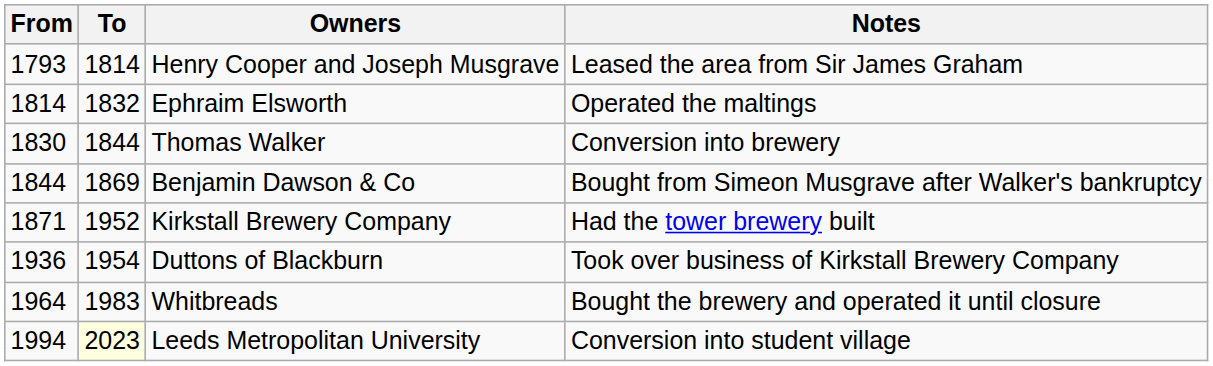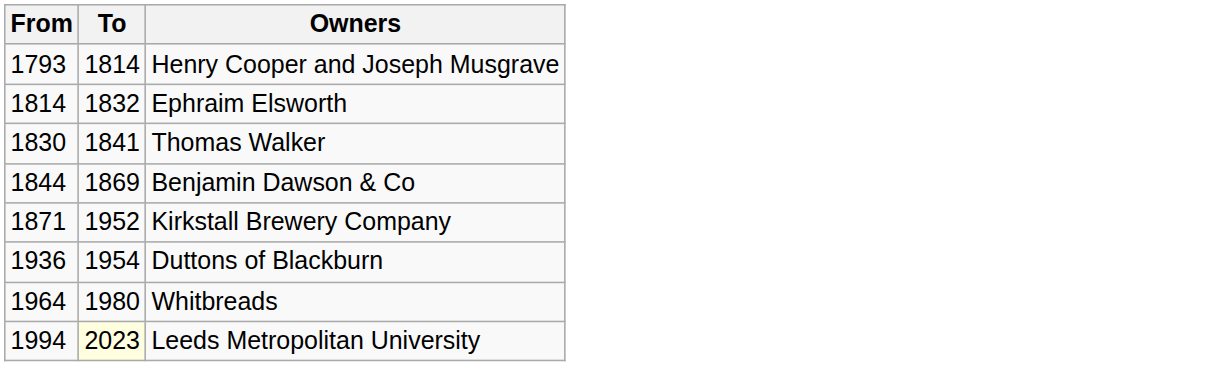- column: (886, 24)
(112, 143) 1844 -> (112, 143) 1841
(112, 301) 1983 -> (112, 301) 1980
